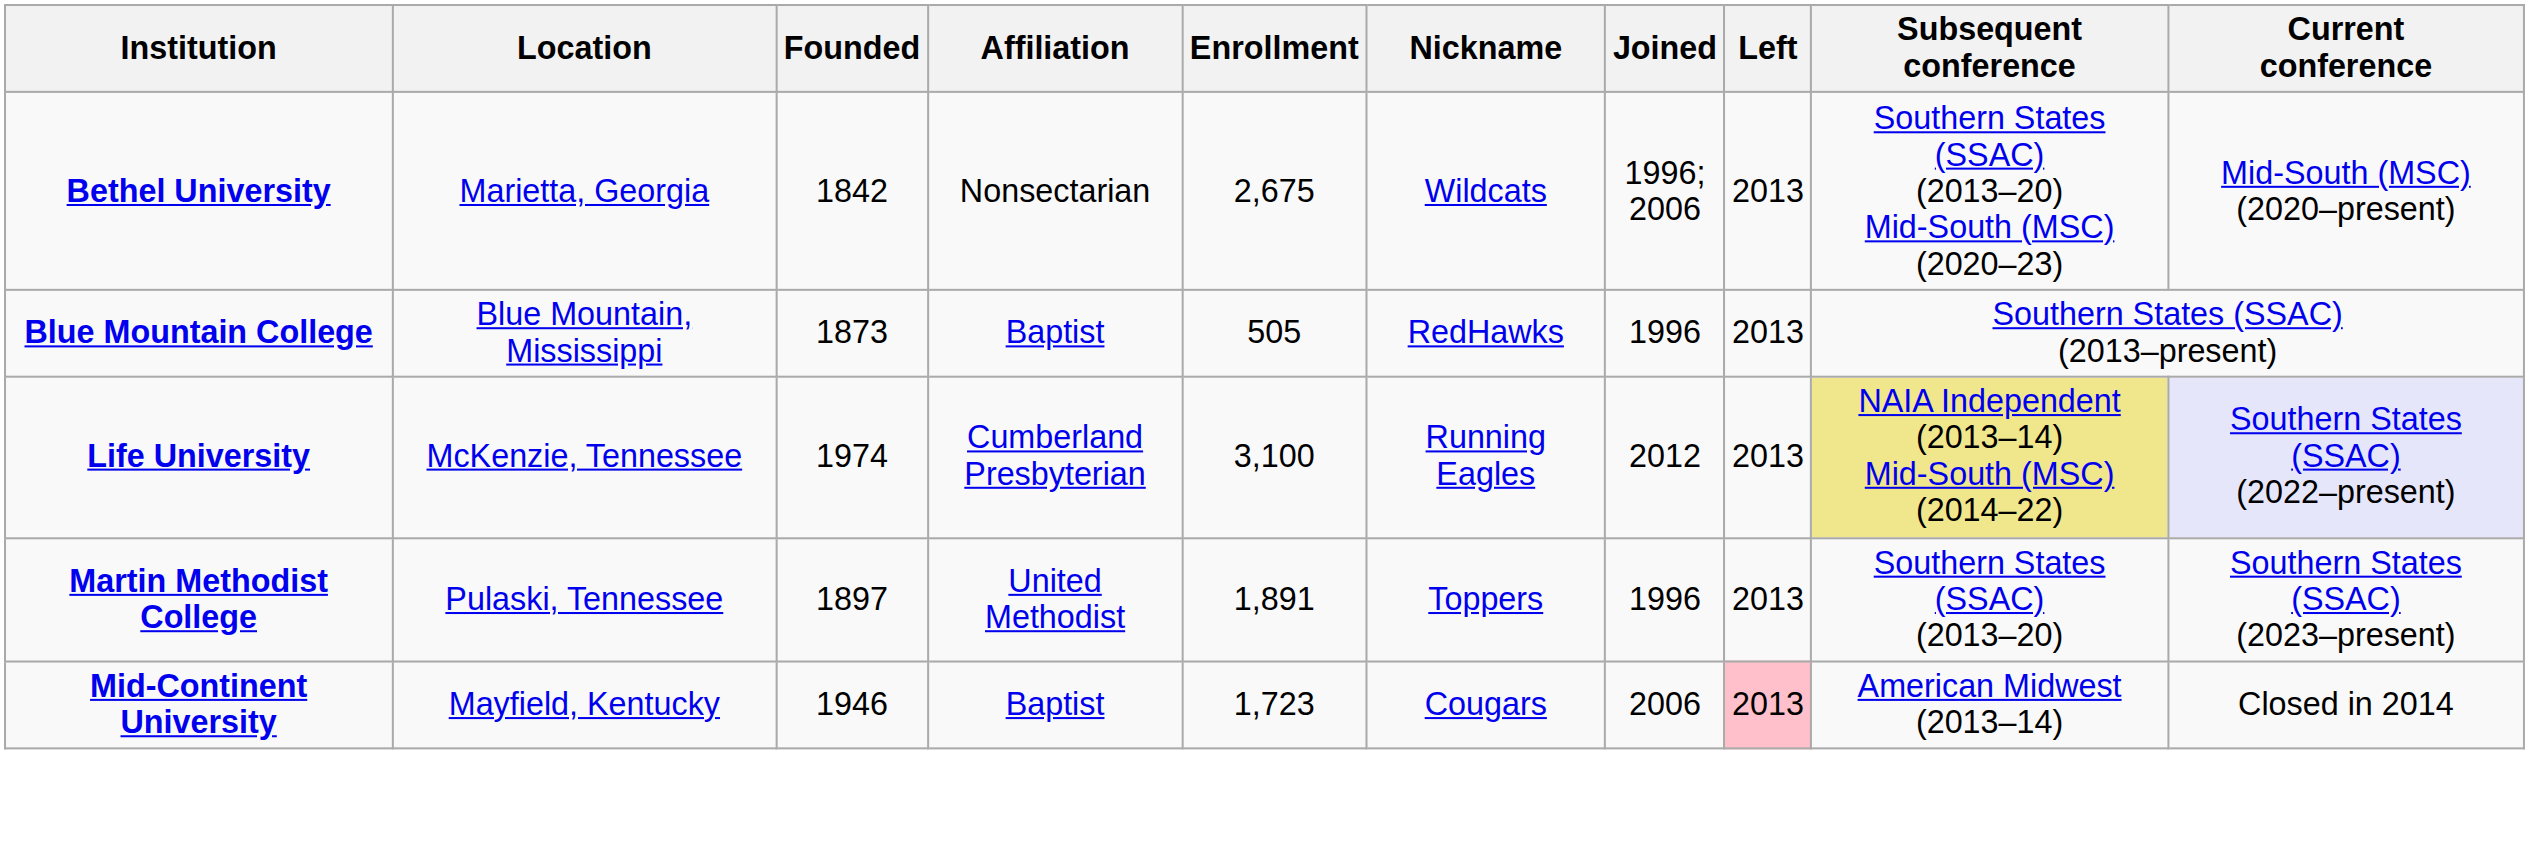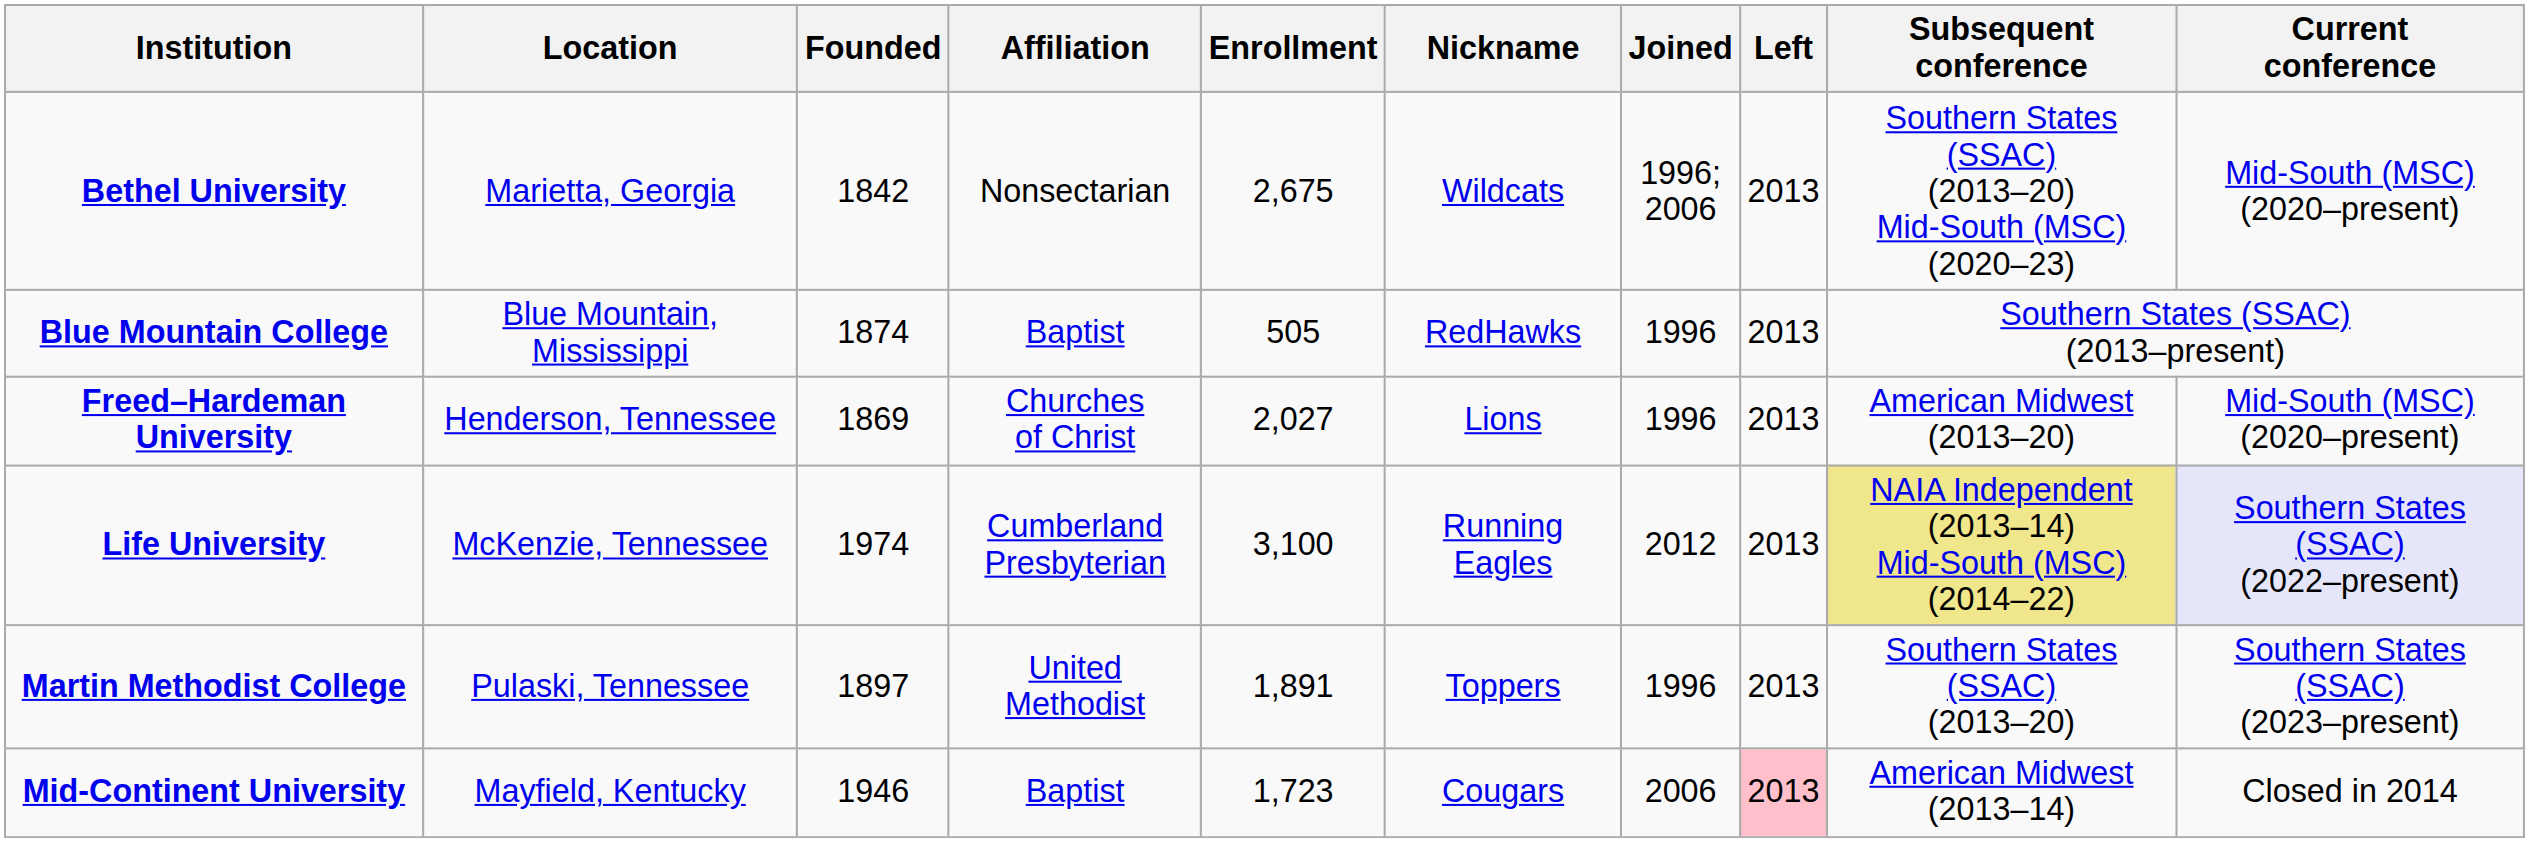(852, 332) 1873 -> (873, 332) 1874
+ row: (214, 420)
